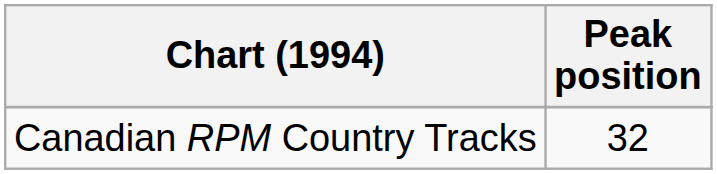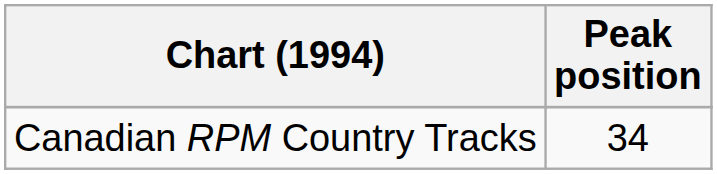(628, 137) 32 -> (628, 137) 34
